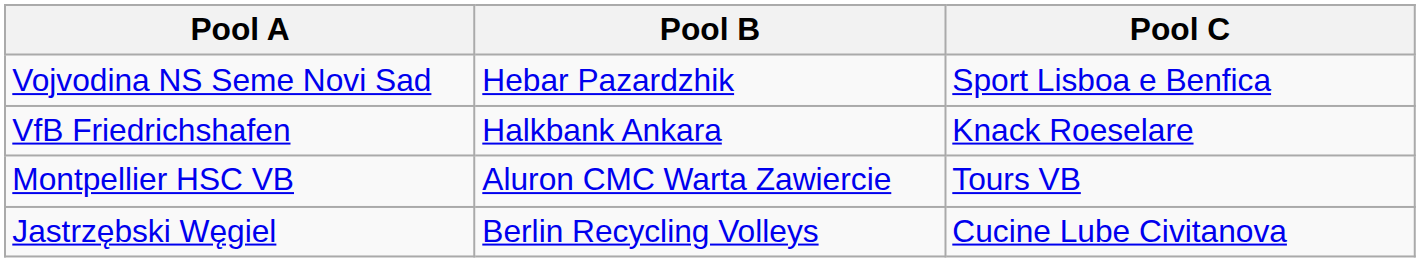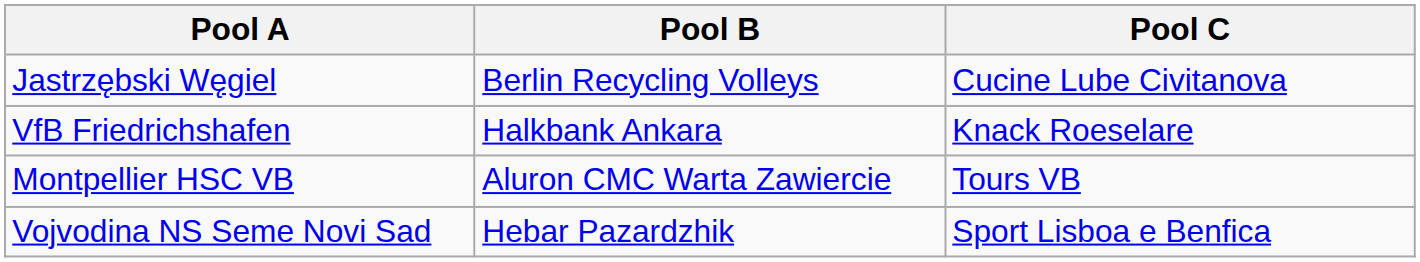rows swapped: (144, 230) <-> (222, 79)
